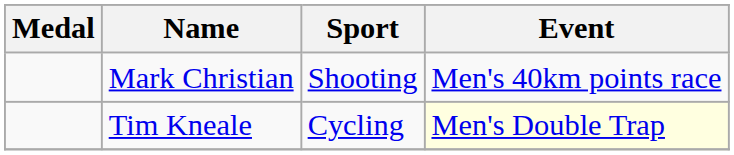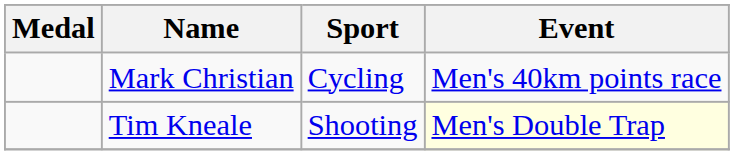(363, 76) Shooting -> (356, 76) Cycling
(356, 125) Cycling -> (363, 125) Shooting
